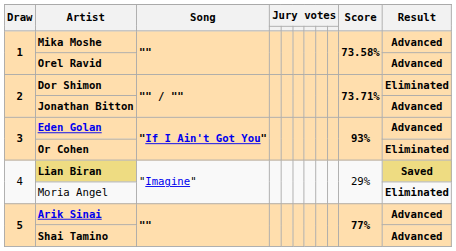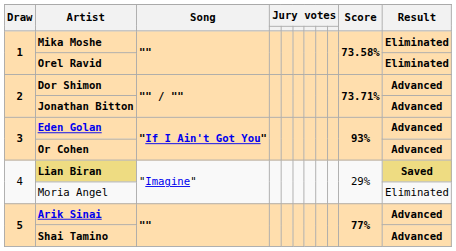(417, 42) Advanced -> (417, 42) Eliminated
(417, 63) Advanced -> (417, 63) Eliminated
(417, 85) Eliminated -> (417, 85) Advanced
(417, 149) Eliminated -> (417, 149) Advanced
(417, 192) bold -> (417, 192) normal
